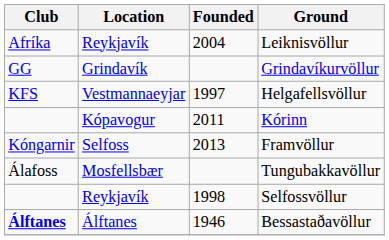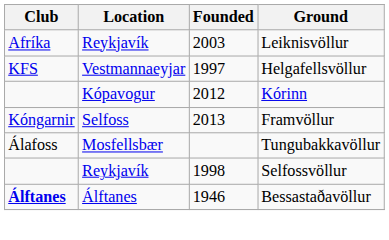(209, 42) 2004 -> (209, 42) 2003
- row: (320, 68)
(209, 119) 2011 -> (209, 94) 2012
